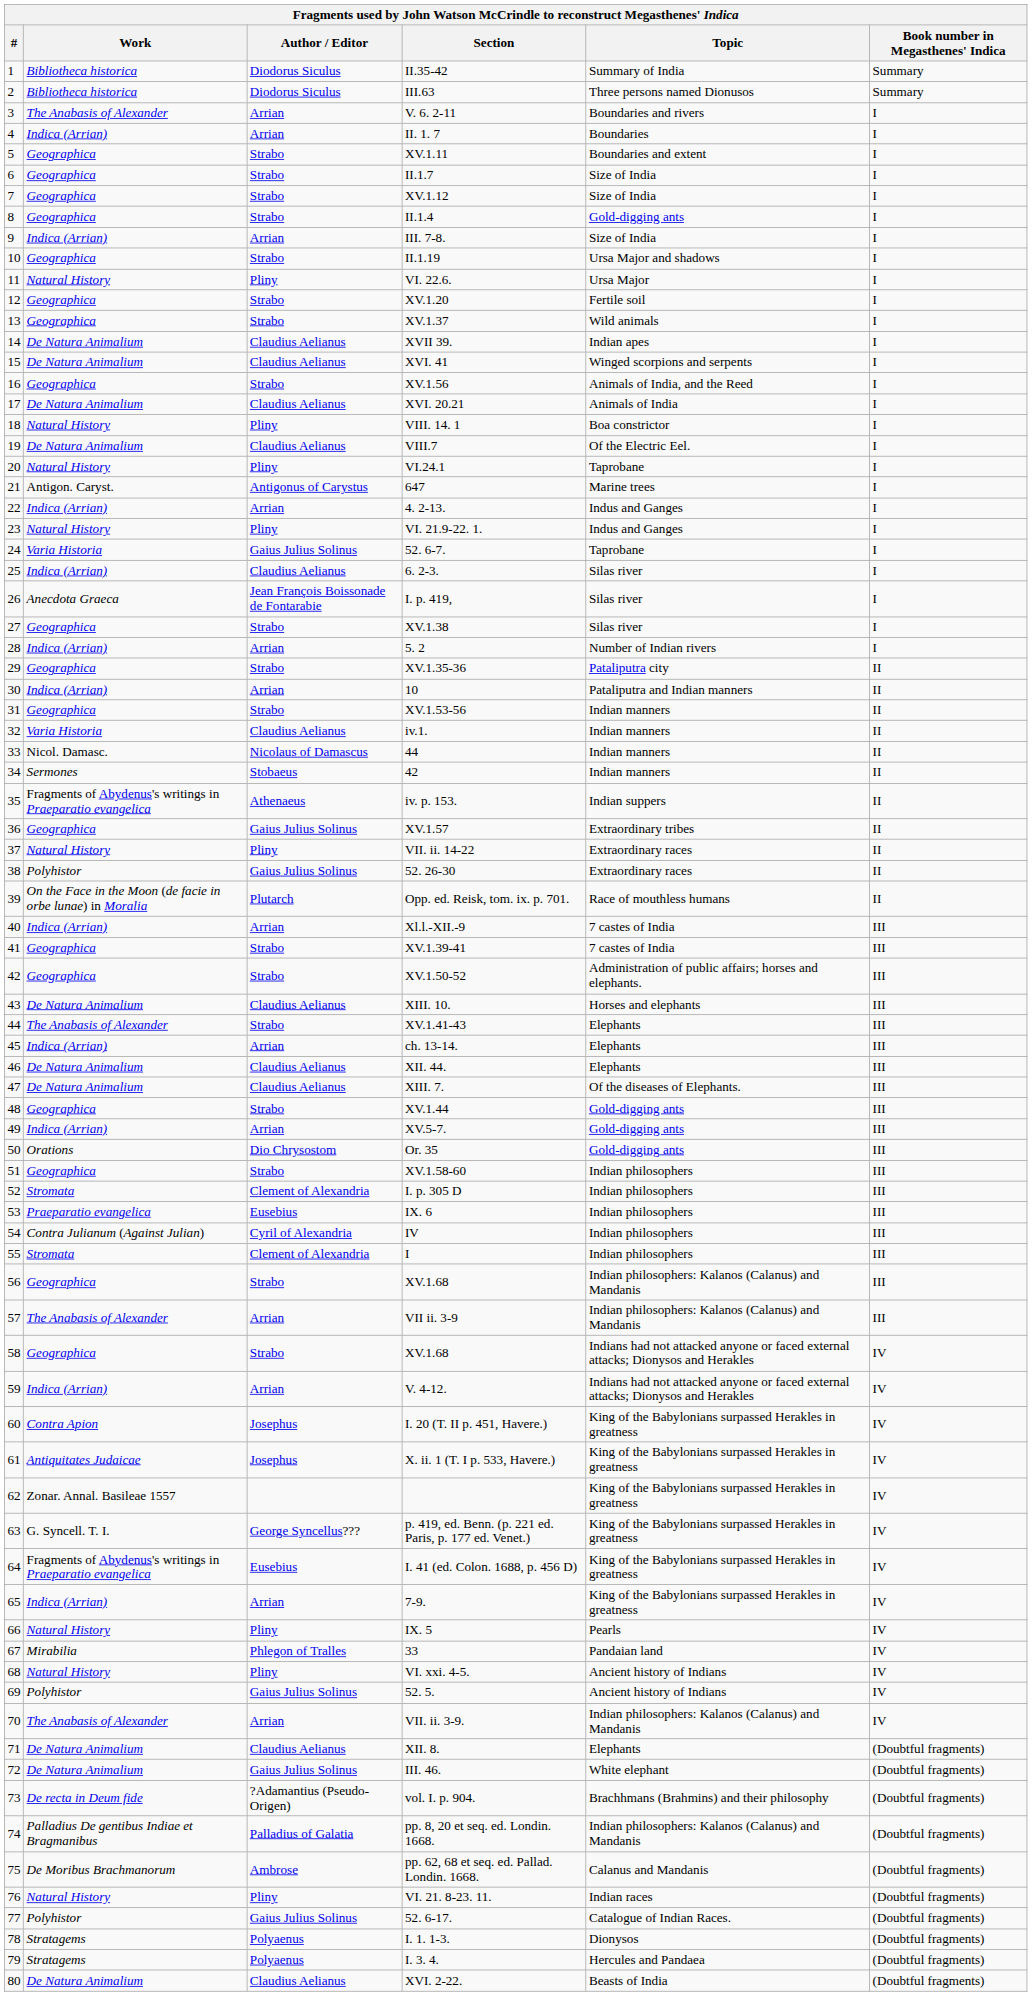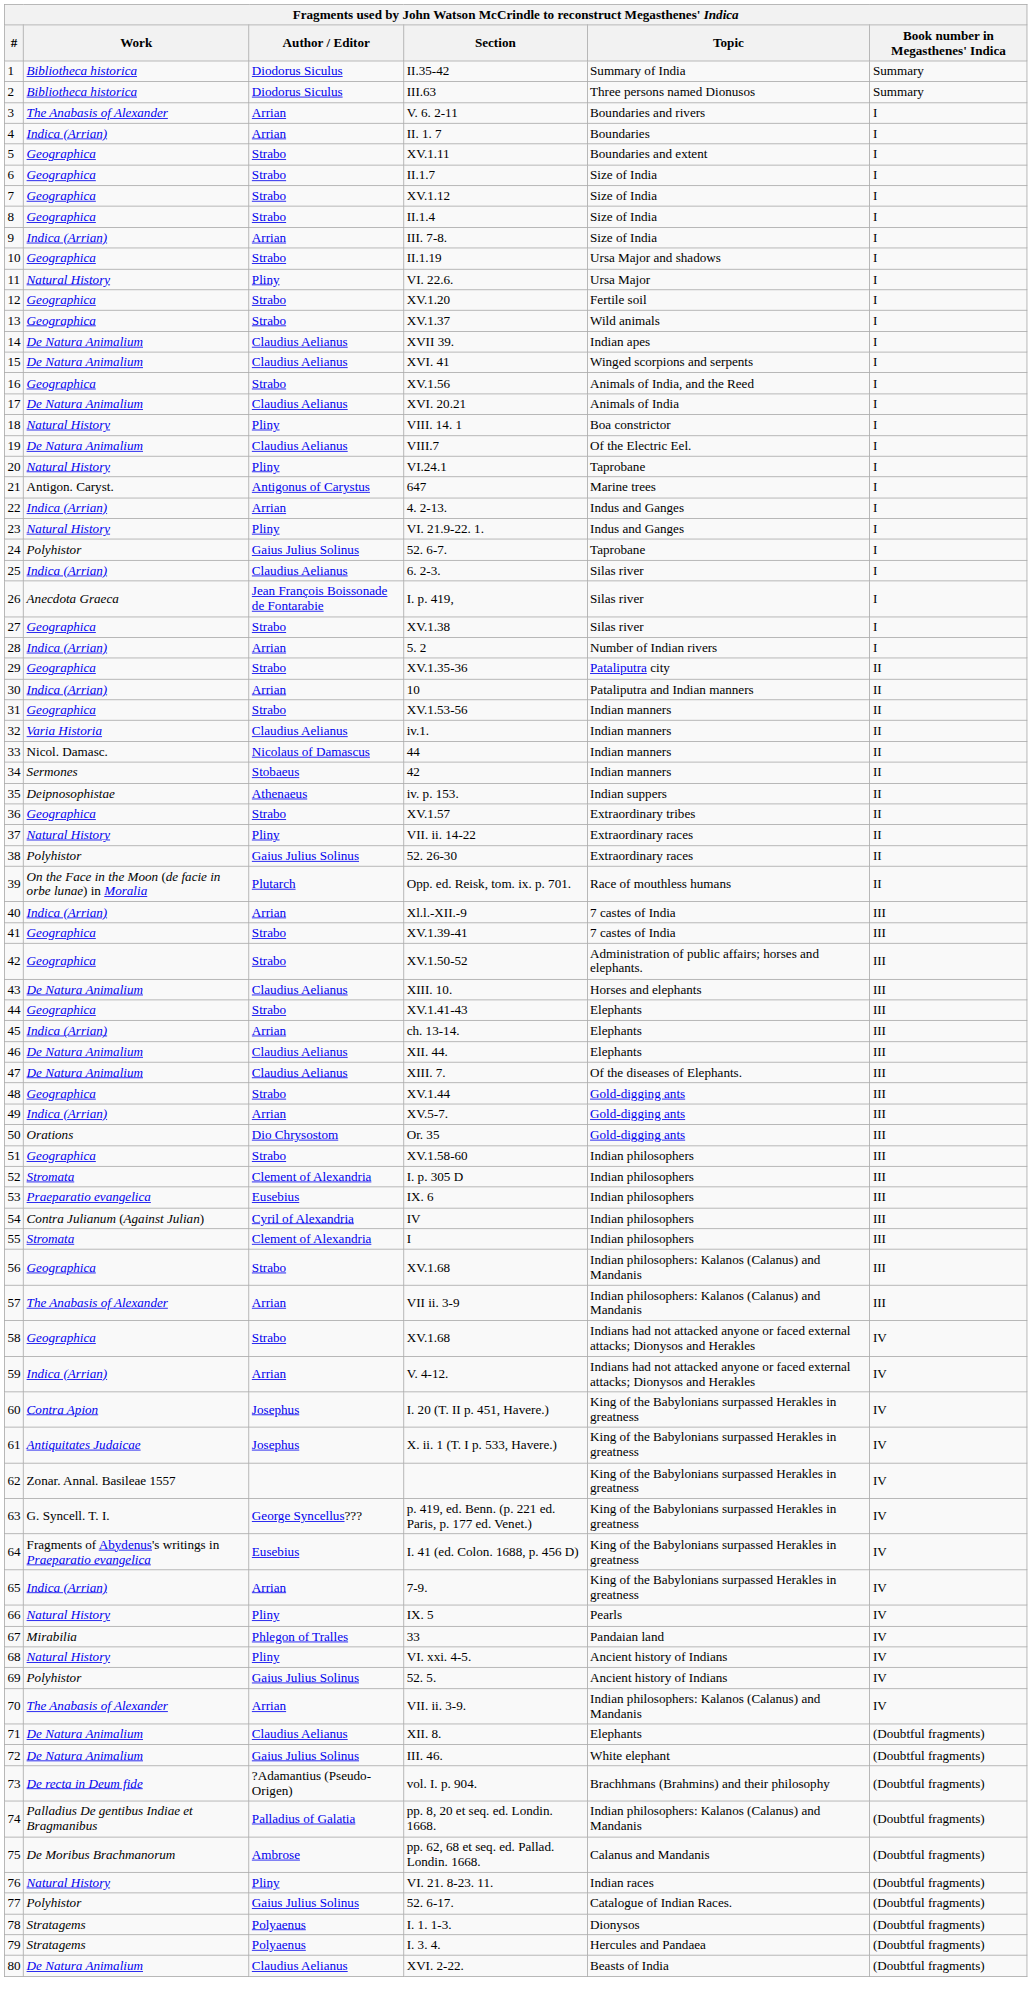(636, 216) Gold-digging ants -> (624, 216) Size of India
(64, 549) Varia Historia -> (54, 549) Polyhistor
(123, 800) Fragments of Abydenus's writings in Praeparatio evangelica -> (71, 793) Deipnosophistae
(303, 829) Gaius Julius Solinus -> (269, 814) Strabo
(97, 1025) The Anabasis of Alexander -> (61, 1010) Geographica
